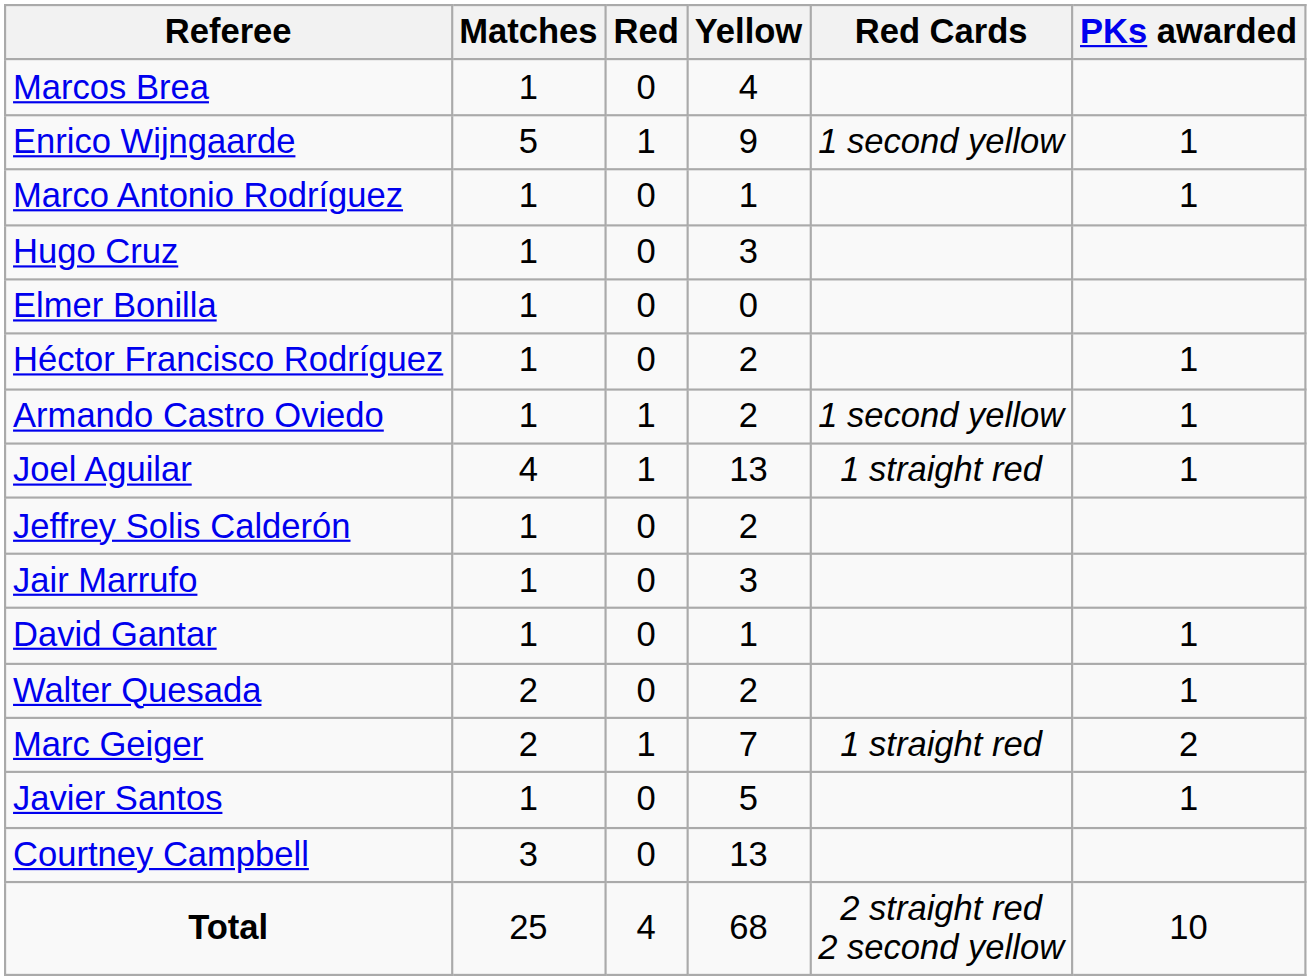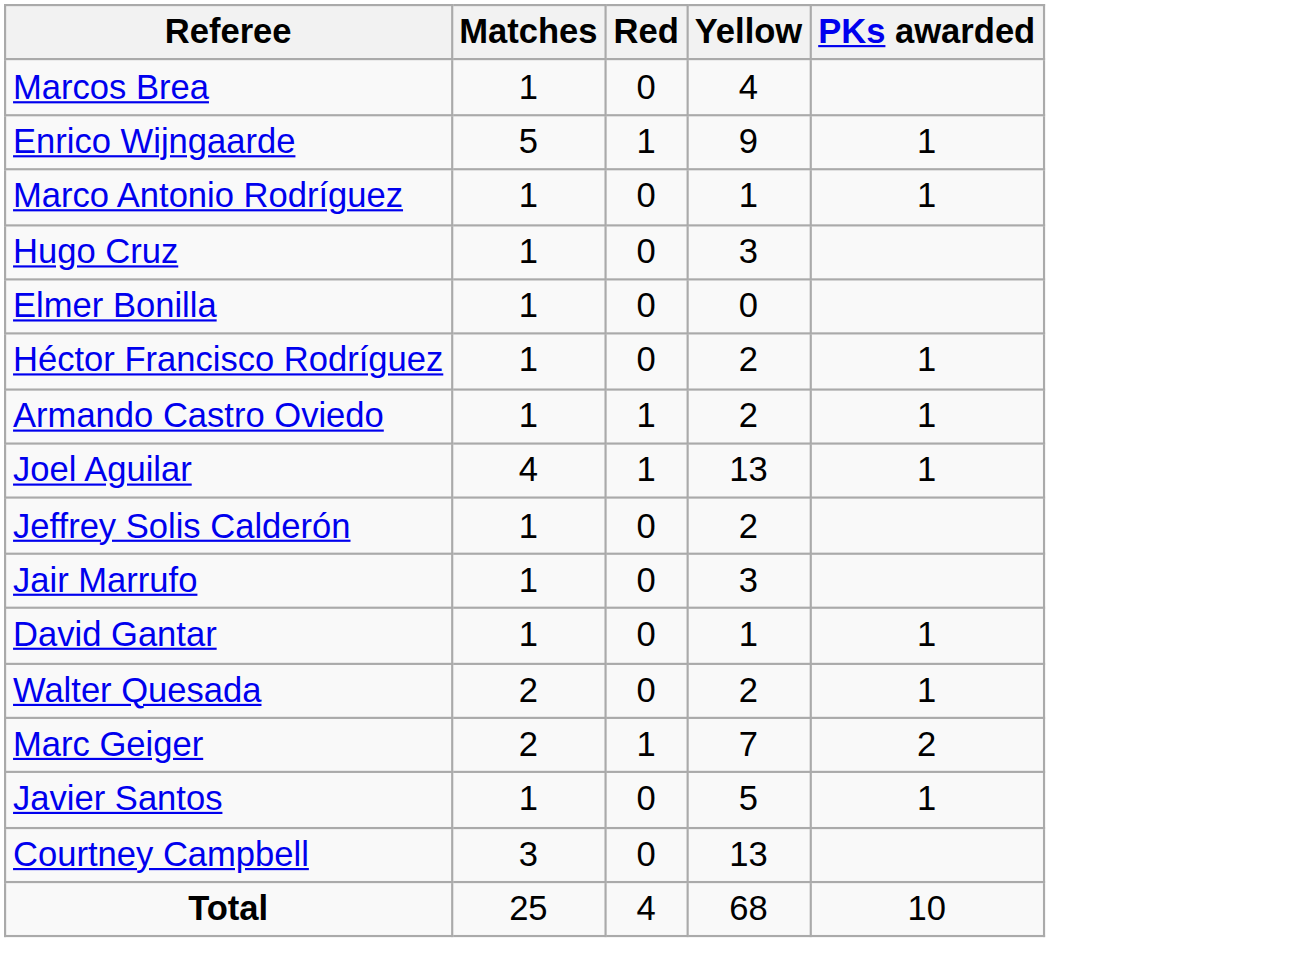- column: (941, 31)
